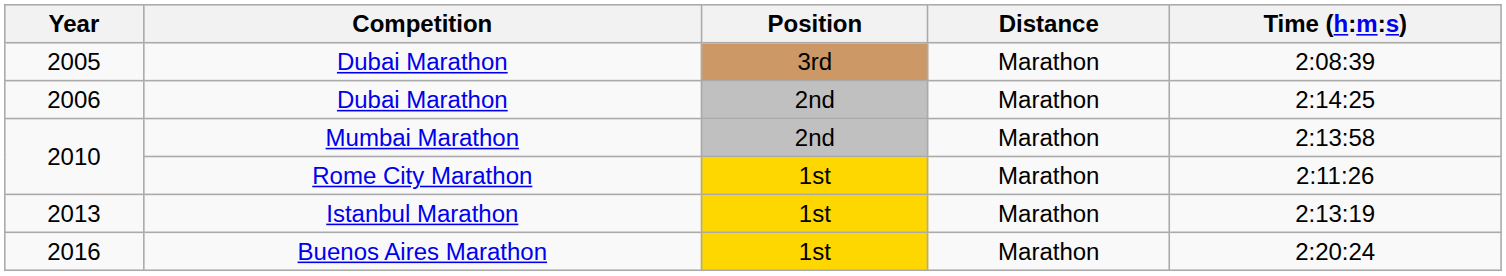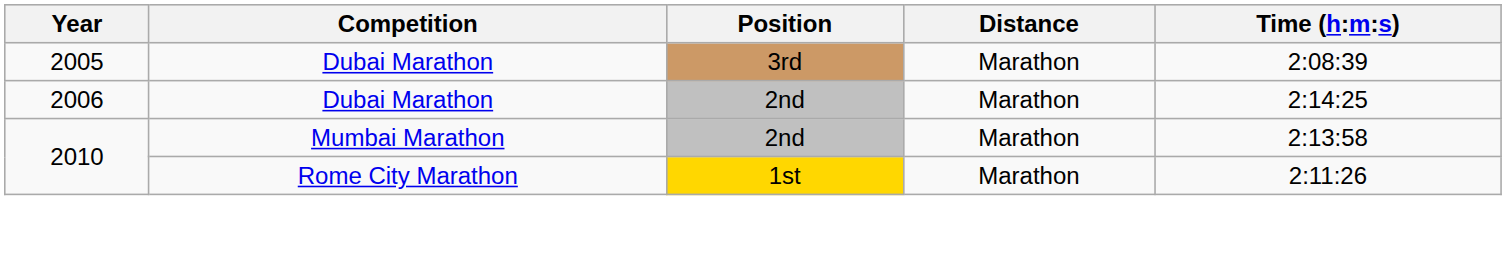- row: (74, 214)
- row: (74, 252)
